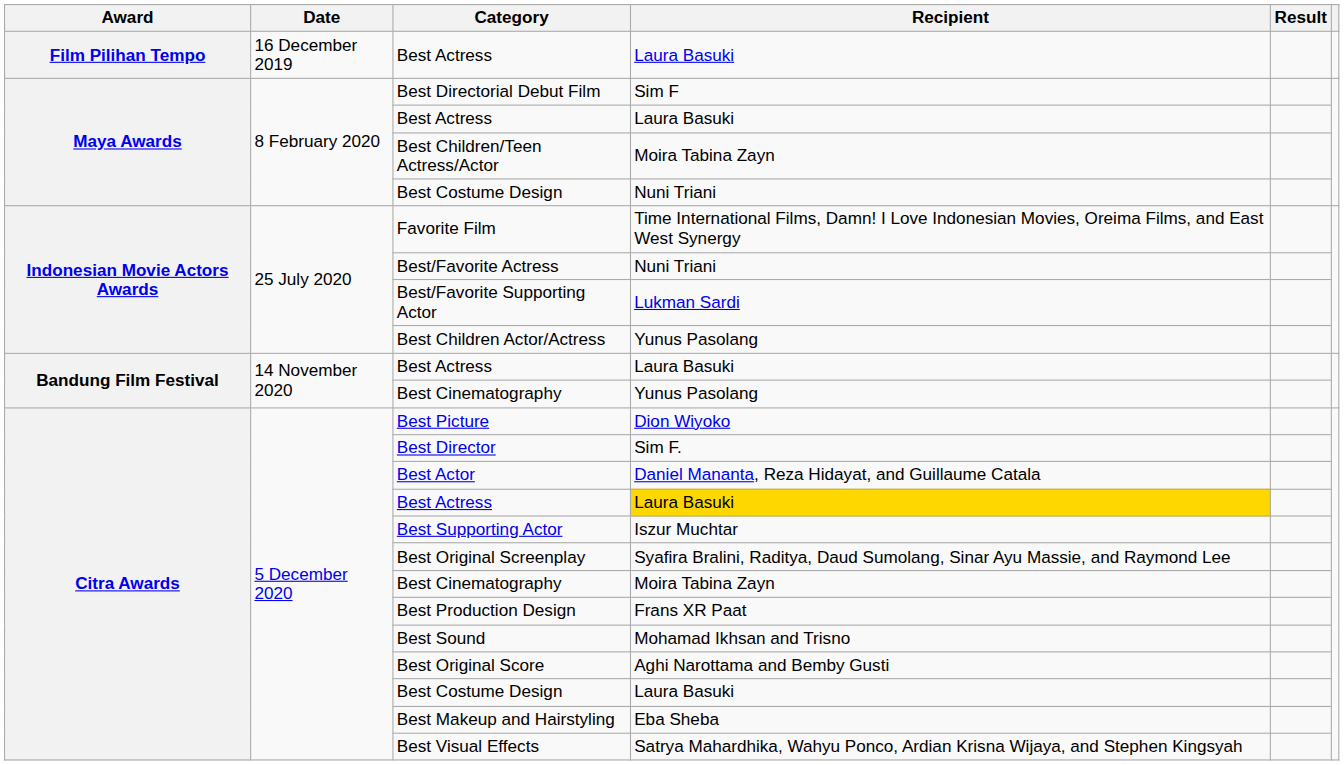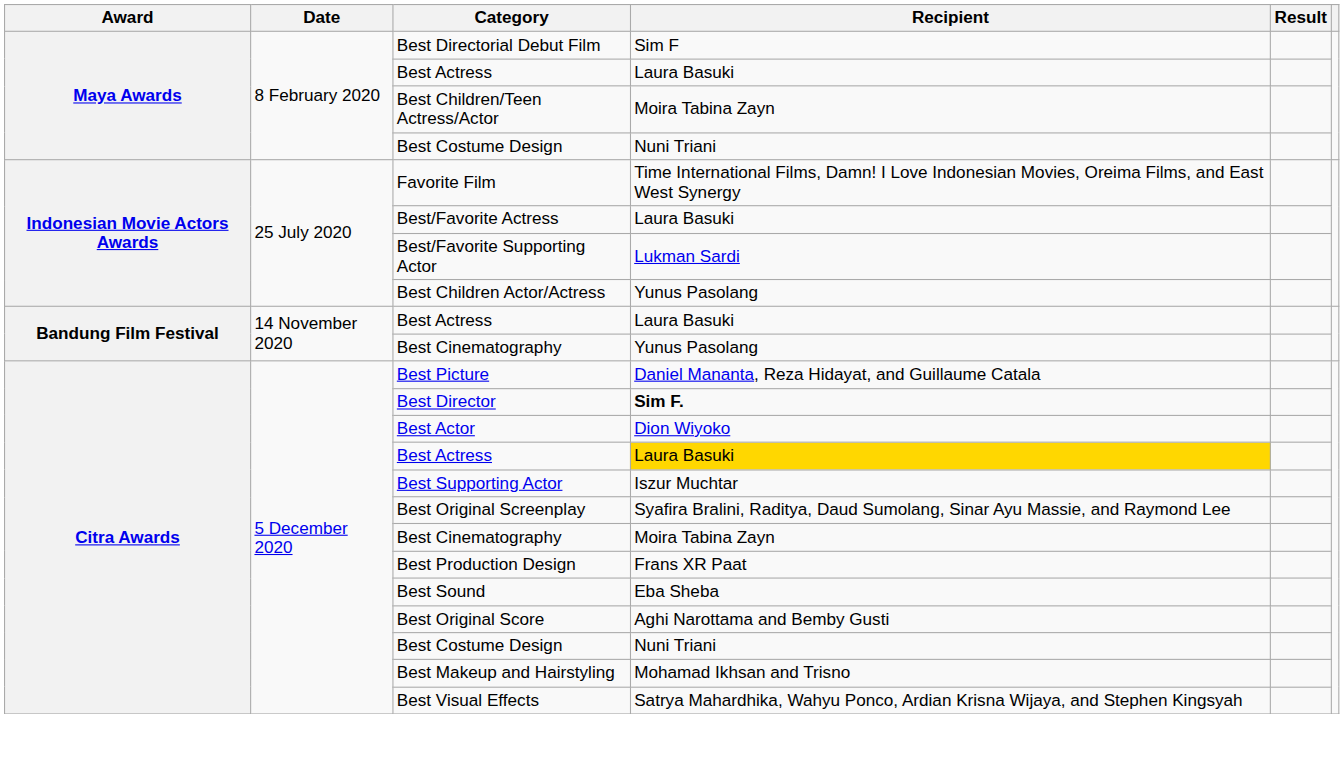- row: (128, 54)
(675, 265) Nuni Triani -> (684, 219) Laura Basuki
(682, 420) Dion Wiyoko -> (837, 374) Daniel Mananta, Reza Hidayat, and Guillaume Catala
(658, 448) normal -> (659, 401) bold
(837, 475) Daniel Mananta, Reza Hidayat, and Guillaume Catala -> (682, 428) Dion Wiyoko
(742, 638) Mohamad Ikhsan and Trisno -> (677, 591) Eba Sheba
(684, 692) Laura Basuki -> (675, 646) Nuni Triani
(677, 719) Eba Sheba -> (742, 673) Mohamad Ikhsan and Trisno
